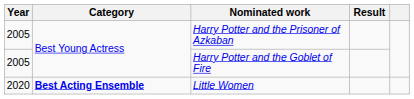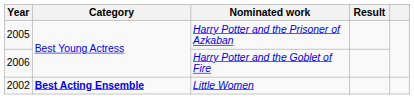(18, 63) 2005 -> (18, 63) 2006
(18, 85) 2020 -> (18, 85) 2002
